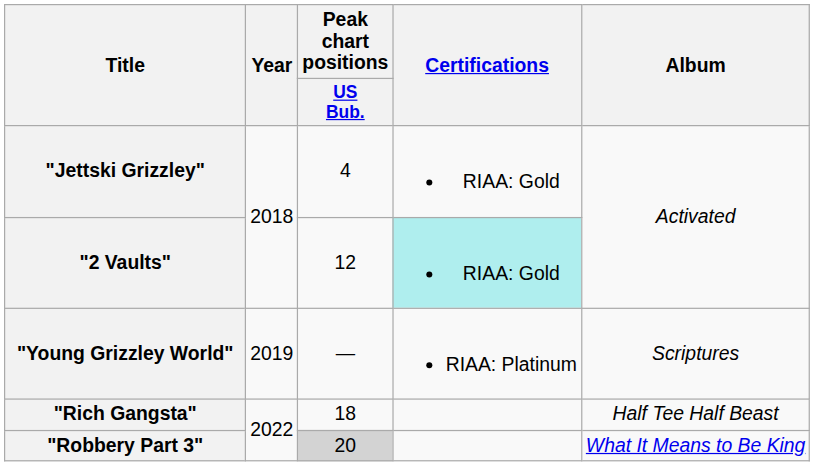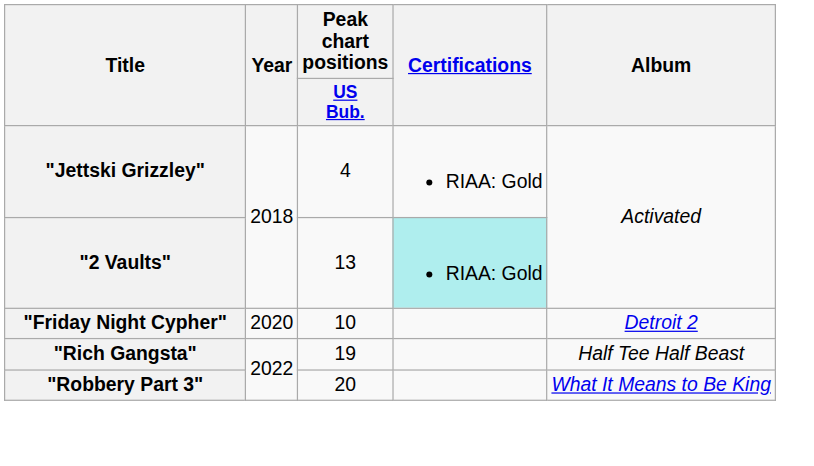(345, 262) 12 -> (345, 262) 13
- row: (125, 353)
+ row: (125, 323)
(345, 414) 18 -> (345, 354) 19
(345, 445) lightgrey background -> (345, 384) no background
